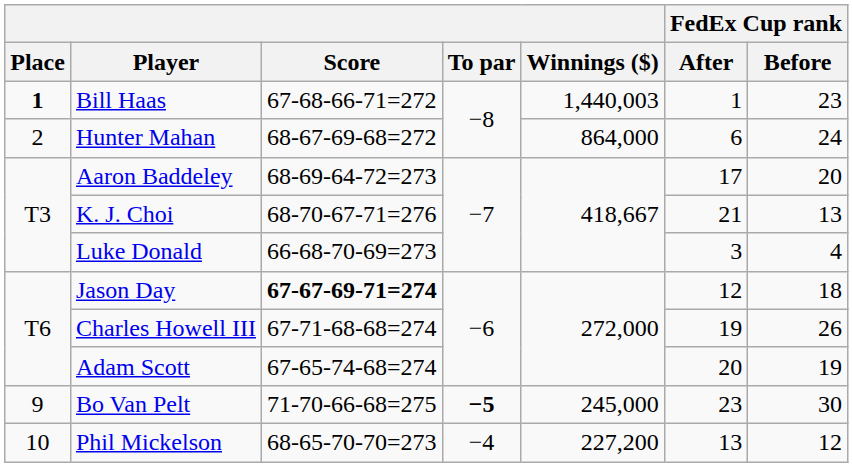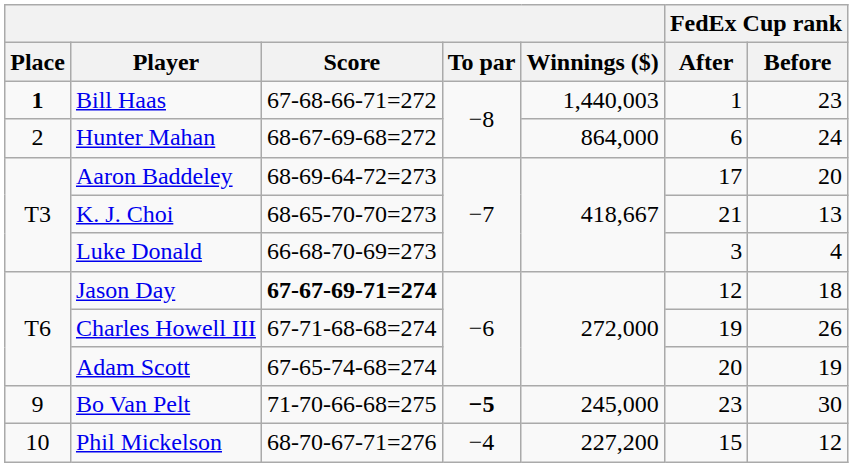(352, 213) 68-70-67-71=276 -> (352, 213) 68-65-70-70=273
(352, 442) 68-65-70-70=273 -> (352, 442) 68-70-67-71=276
(730, 442) 13 -> (730, 442) 15
